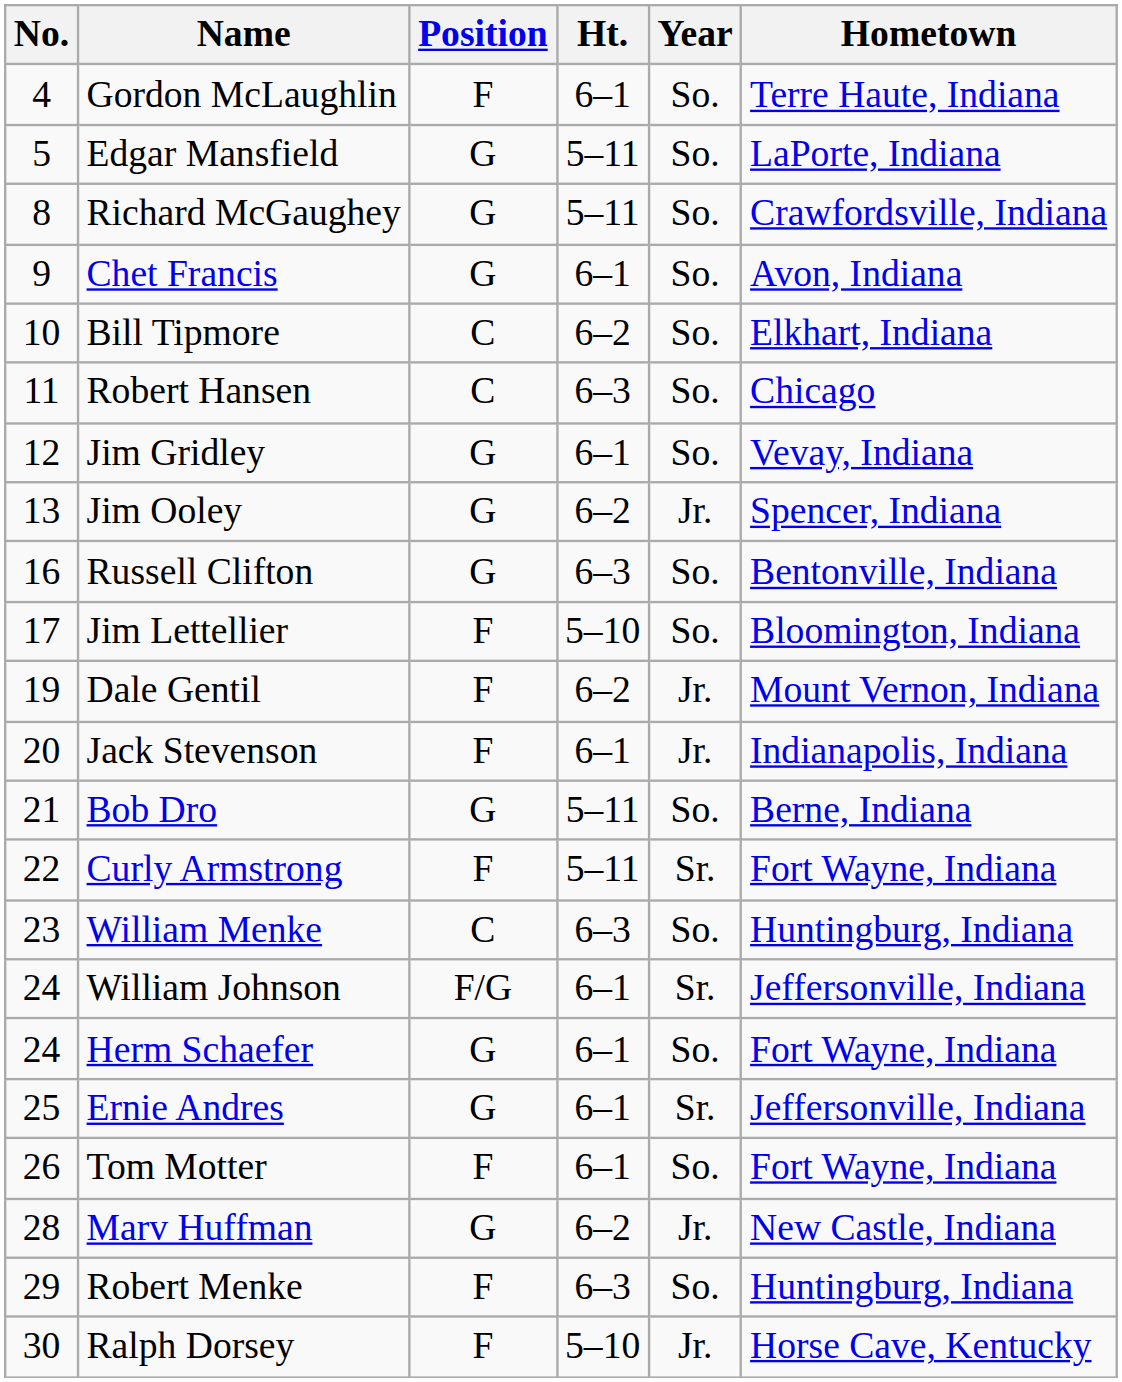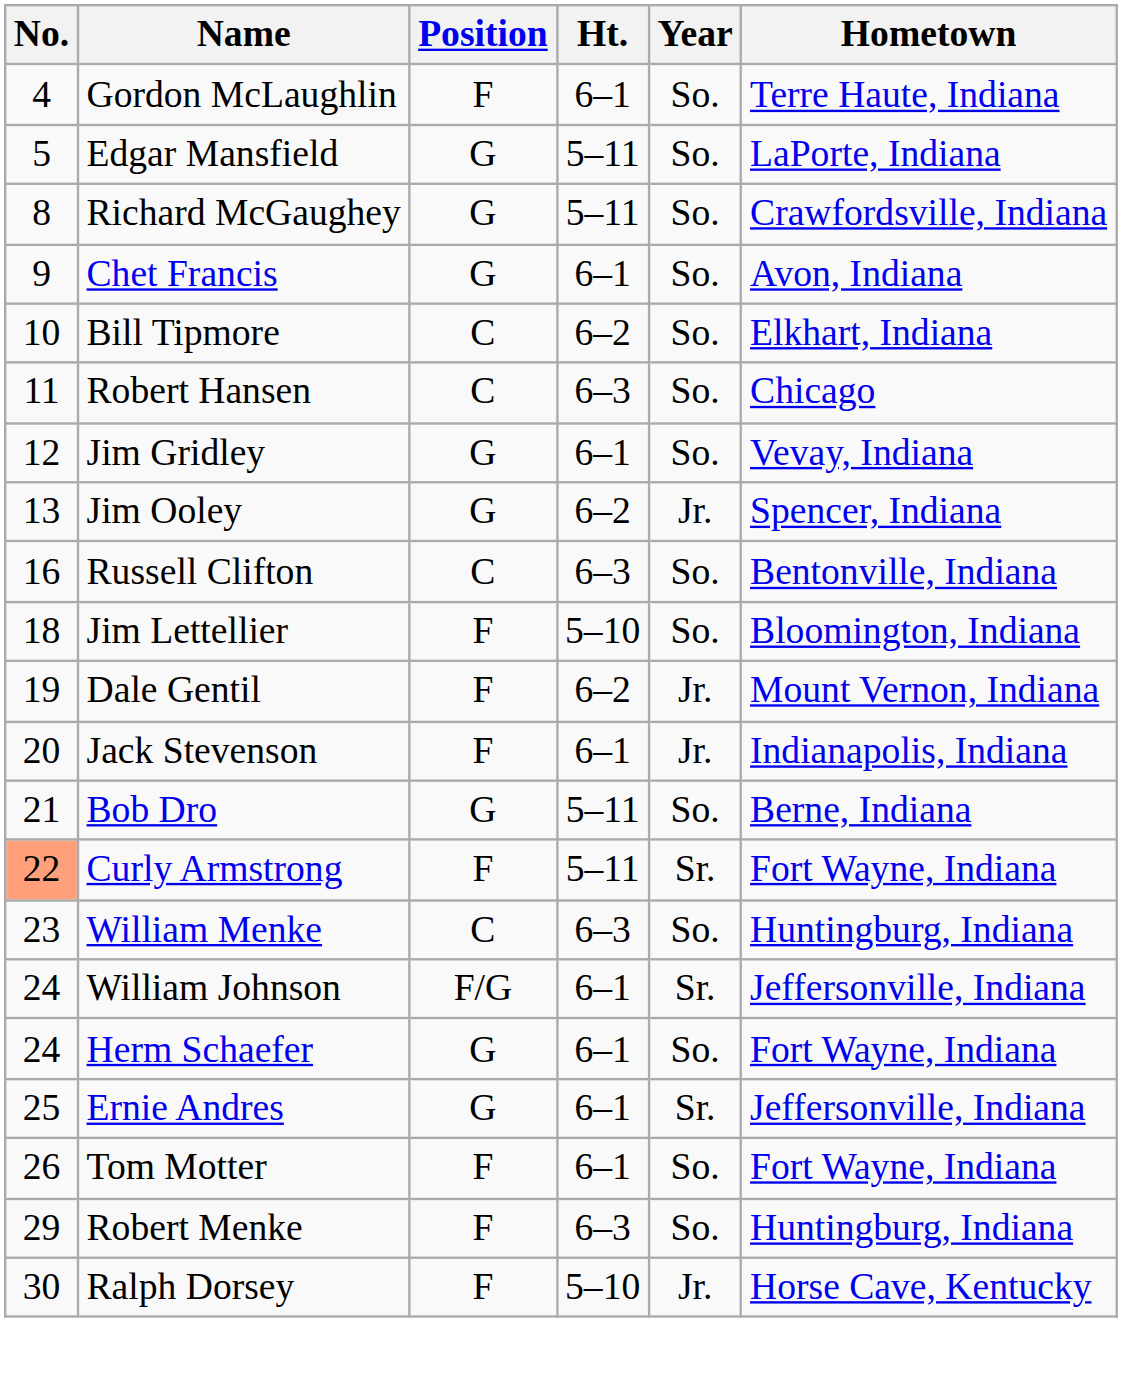(483, 570) G -> (483, 570) C
(42, 630) 17 -> (42, 630) 18
(42, 869) no background -> (42, 869) lightsalmon background
- row: (199, 1226)
